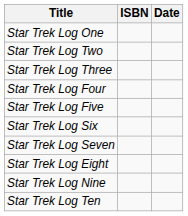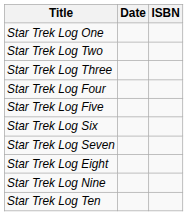columns swapped: (167, 13) <-> (134, 13)
